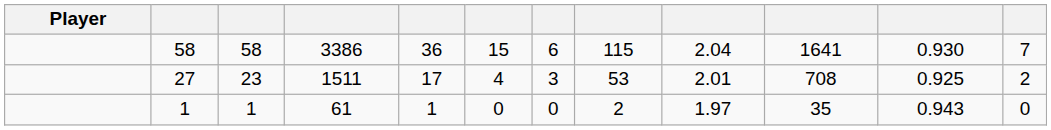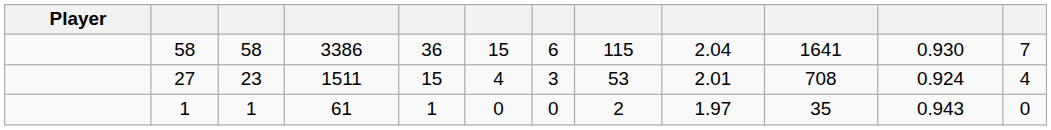(432, 79) 17 -> (432, 79) 15
(941, 79) 0.925 -> (941, 79) 0.924
(1025, 79) 2 -> (1025, 79) 4
